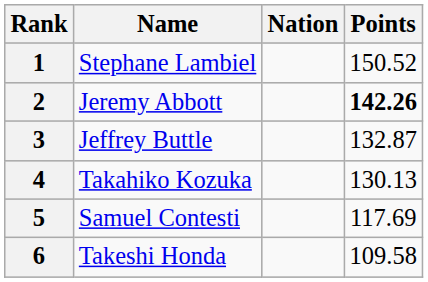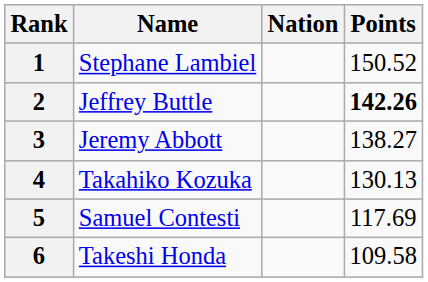(151, 101) Jeremy Abbott -> (146, 101) Jeffrey Buttle
(146, 140) Jeffrey Buttle -> (151, 140) Jeremy Abbott
(383, 140) 132.87 -> (383, 140) 138.27
